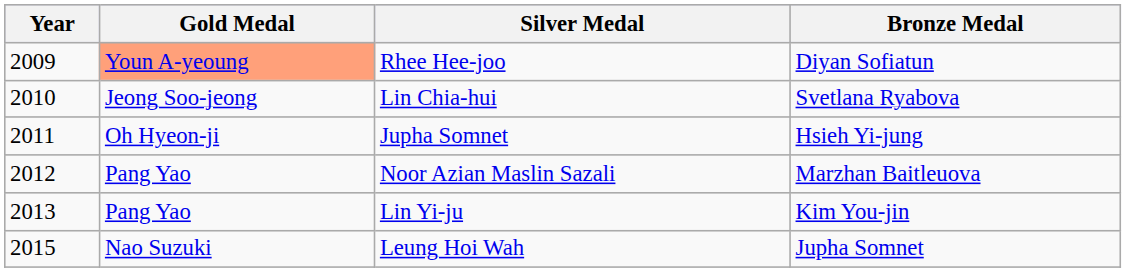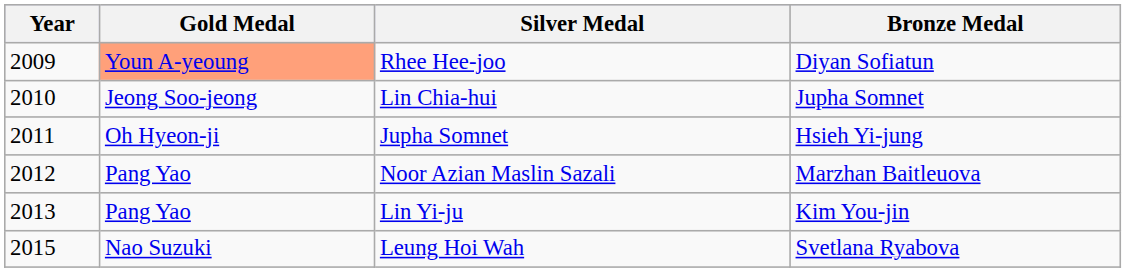(877, 98) Svetlana Ryabova -> (860, 98) Jupha Somnet
(860, 248) Jupha Somnet -> (877, 248) Svetlana Ryabova
